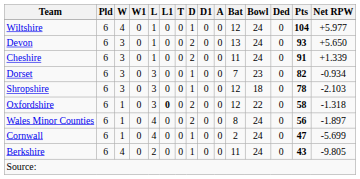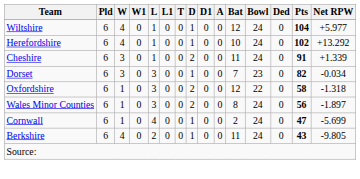+ row: (34, 43)
- row: (20, 43)
(333, 74) -0.934 -> (333, 74) -0.034
- row: (28, 89)
(167, 105) bold -> (167, 89) normal
(154, 120) 4 -> (154, 105) 3
